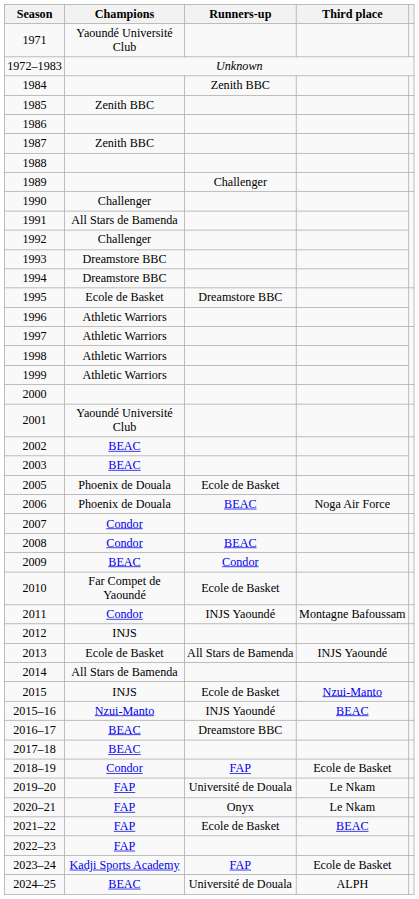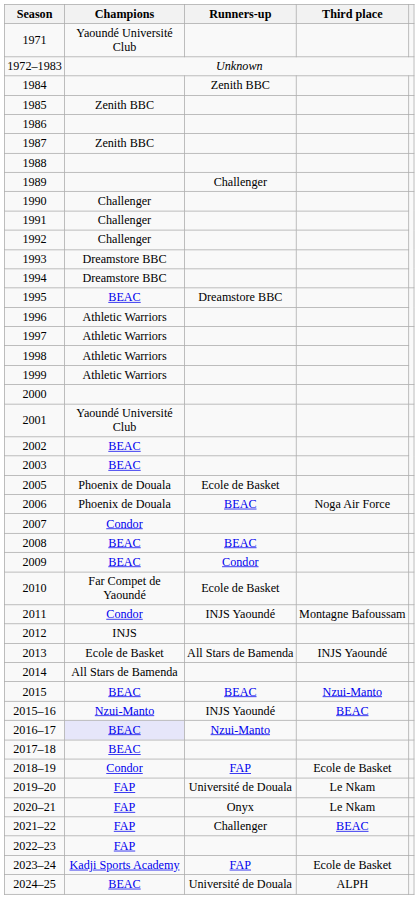(125, 220) All Stars de Bamenda -> (125, 220) Challenger
(125, 297) Ecole de Basket -> (125, 297) BEAC
(125, 542) Condor -> (125, 542) BEAC
(125, 691) INJS -> (125, 691) BEAC
(240, 691) Ecole de Basket -> (240, 691) BEAC
(125, 730) no background -> (125, 730) lavender background
(240, 730) Dreamstore BBC -> (240, 730) Nzui-Manto
(240, 826) Ecole de Basket -> (240, 826) Challenger
